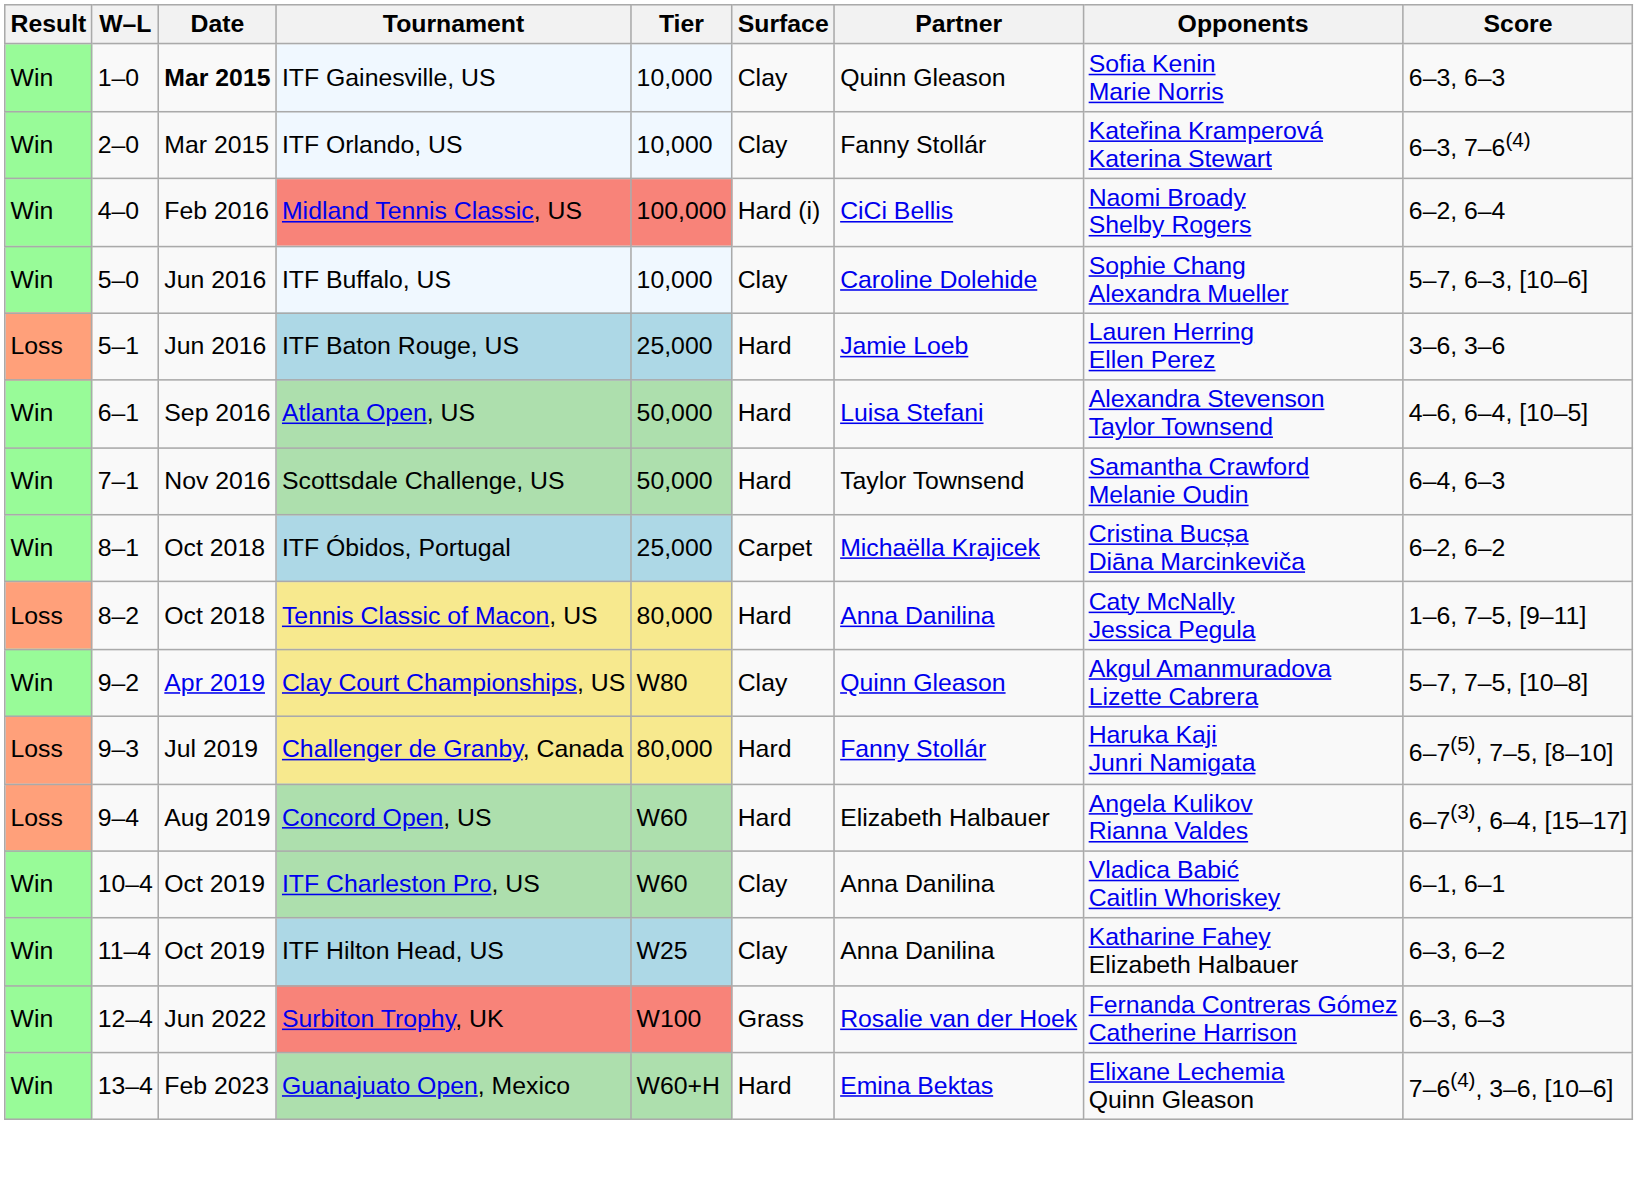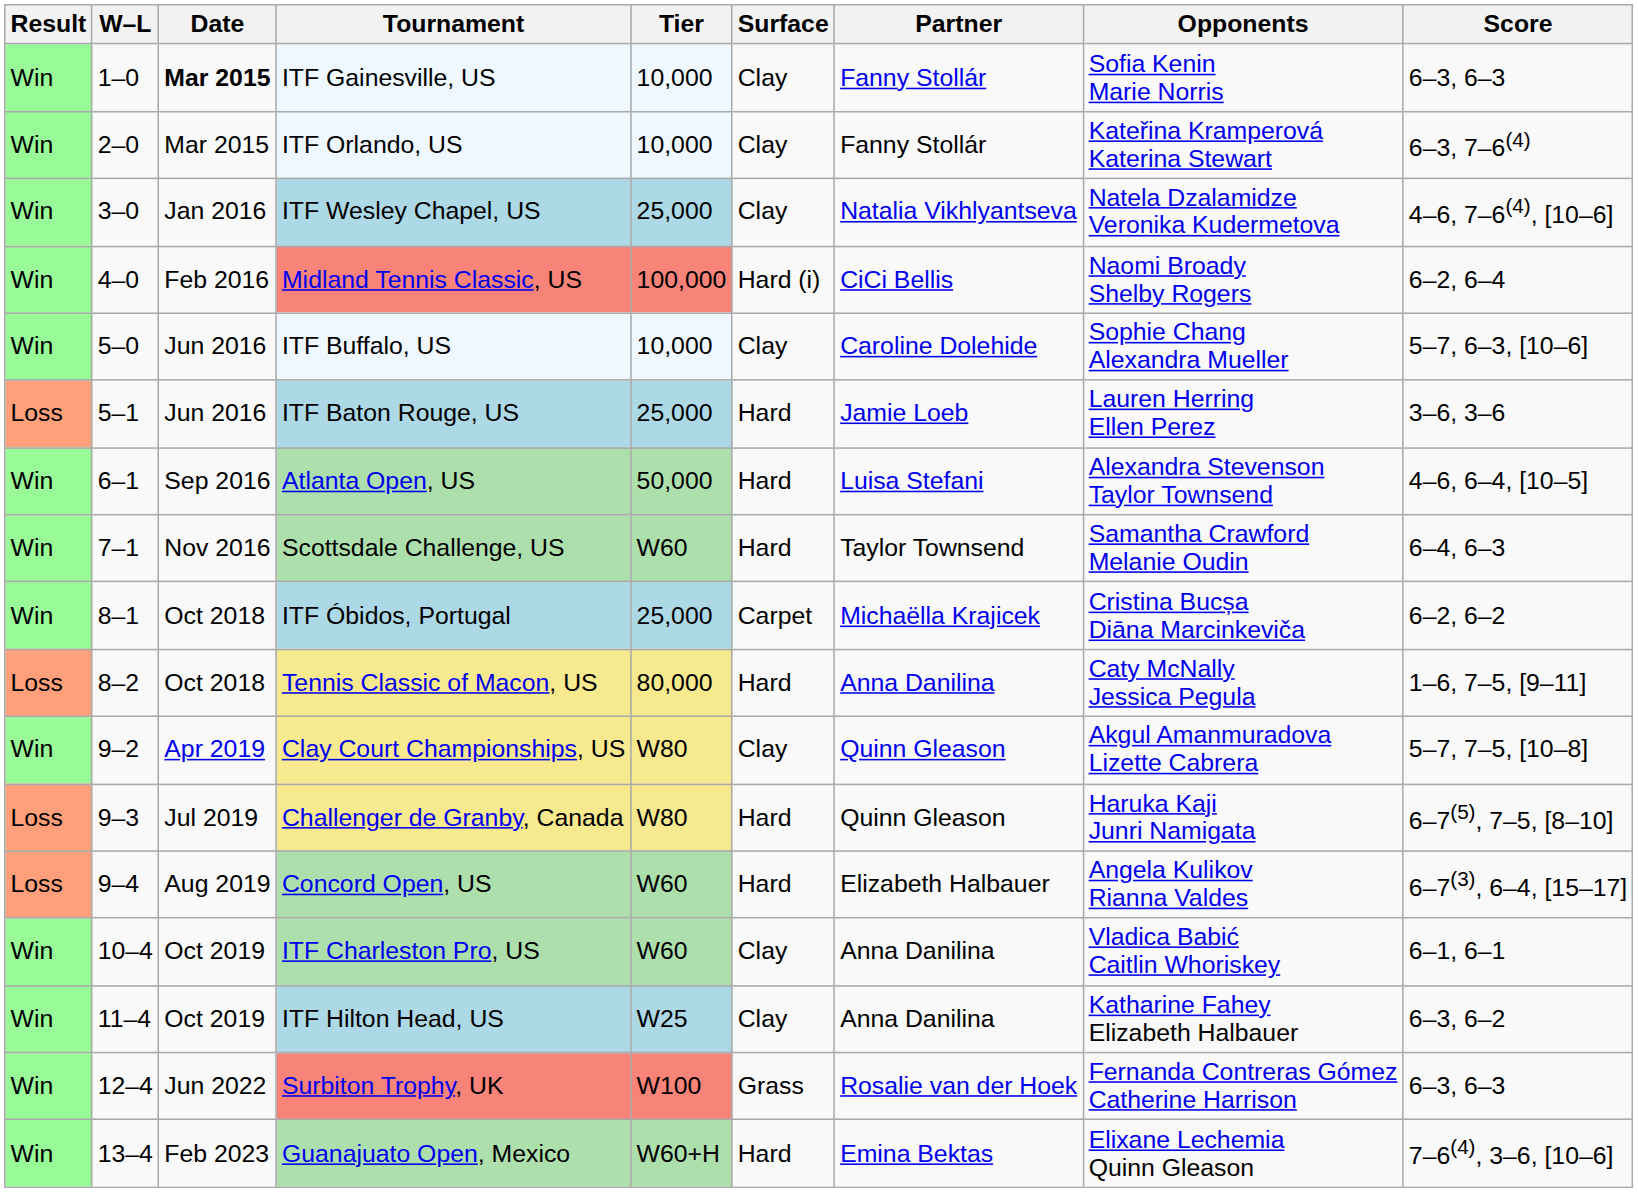(923, 77) Quinn Gleason -> (913, 77) Fanny Stollár
+ row: (411, 211)
(675, 480) 50,000 -> (662, 548) W60
(675, 749) 80,000 -> (662, 816) W80
(913, 749) Fanny Stollár -> (923, 816) Quinn Gleason
